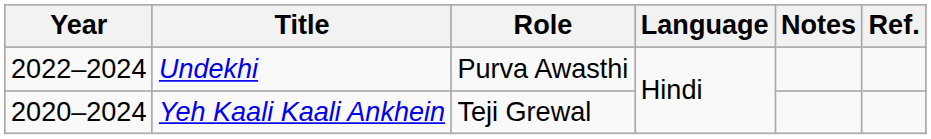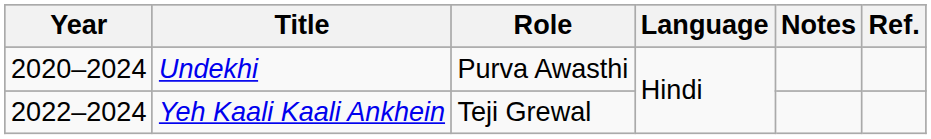(79, 68) 2022–2024 -> (79, 68) 2020–2024
(79, 111) 2020–2024 -> (79, 111) 2022–2024
